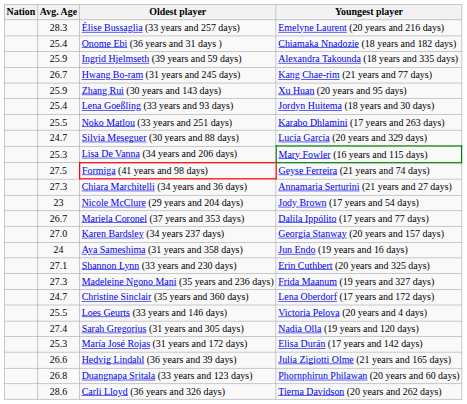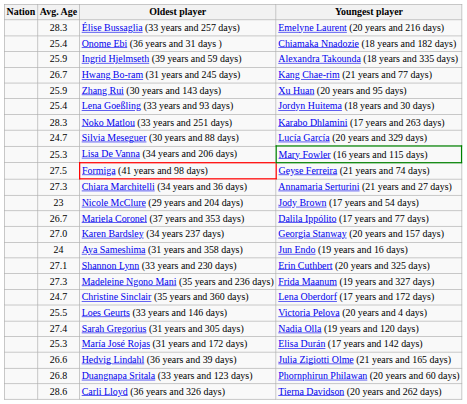(58, 122) 25.5 -> (58, 122) 28.3
